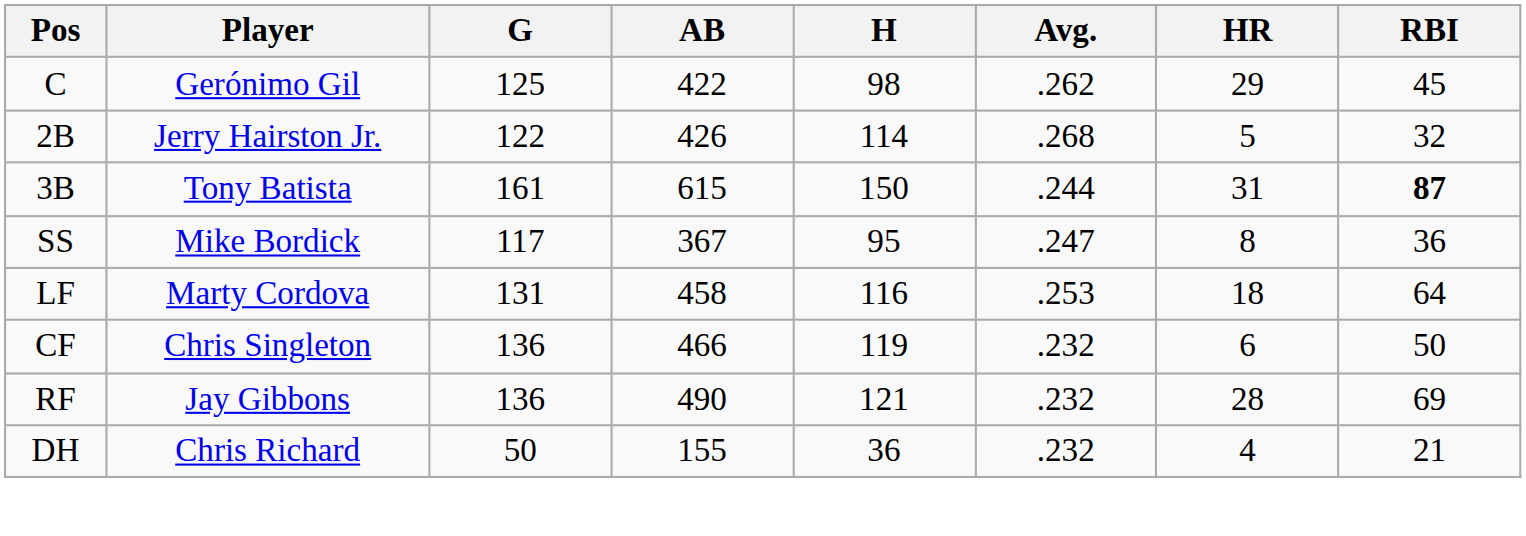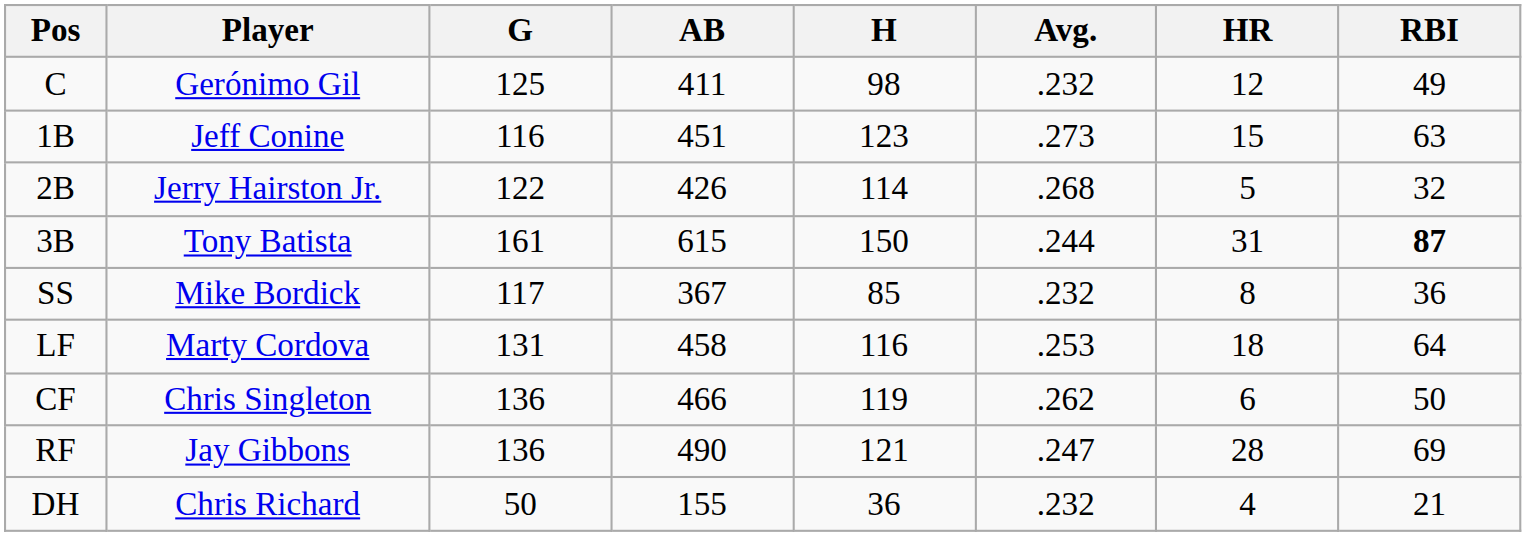(702, 83) 422 -> (702, 83) 411
(1066, 83) .262 -> (1066, 83) .232
(1248, 83) 29 -> (1248, 83) 12
(1430, 83) 45 -> (1430, 83) 49
+ row: (56, 135)
(884, 240) 95 -> (884, 293) 85
(1066, 240) .247 -> (1066, 293) .232
(1066, 345) .232 -> (1066, 398) .262
(1066, 398) .232 -> (1066, 450) .247
